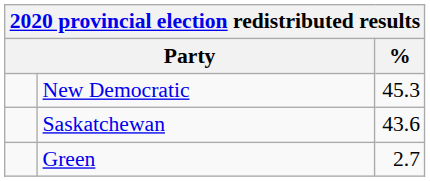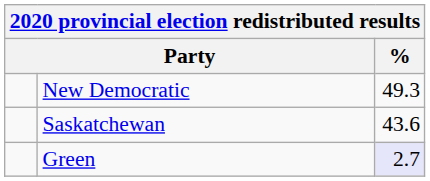(401, 90) 45.3 -> (401, 90) 49.3
(407, 158) no background -> (407, 158) lavender background
